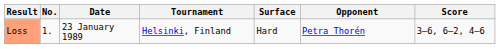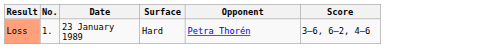- column: (197, 11)
